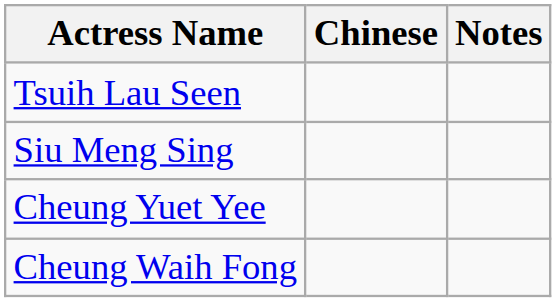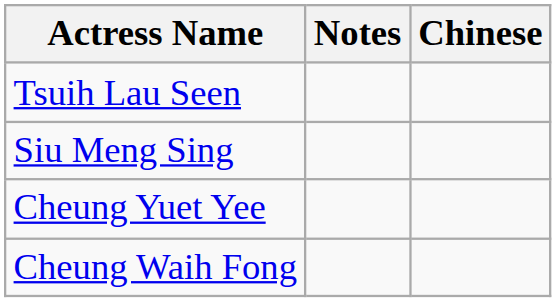columns swapped: (376, 33) <-> (499, 33)
